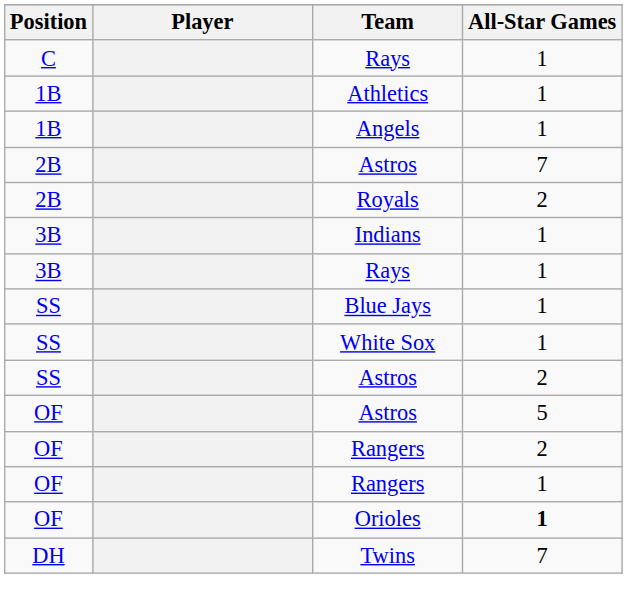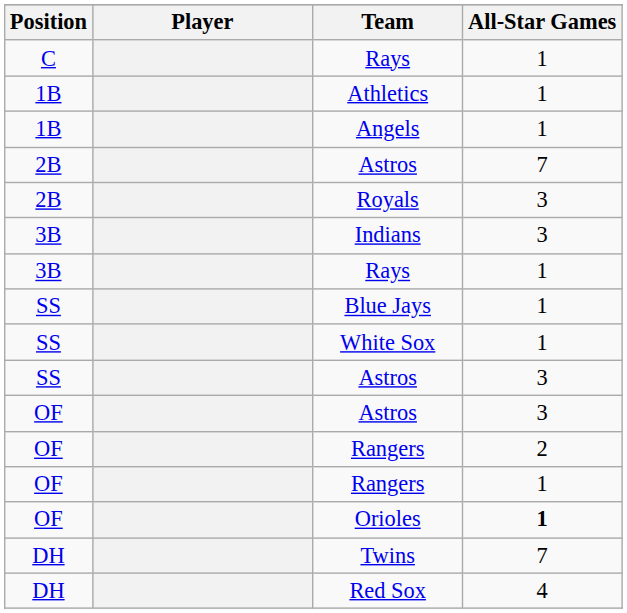(542, 199) 2 -> (542, 199) 3
(542, 235) 1 -> (542, 235) 3
(542, 377) 2 -> (542, 377) 3
(542, 413) 5 -> (542, 413) 3
+ row: (48, 590)
